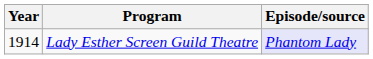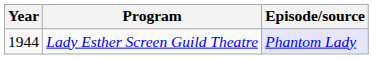(24, 41) 1914 -> (24, 41) 1944
